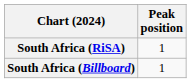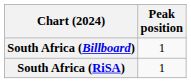rows swapped: (71, 48) <-> (71, 68)
